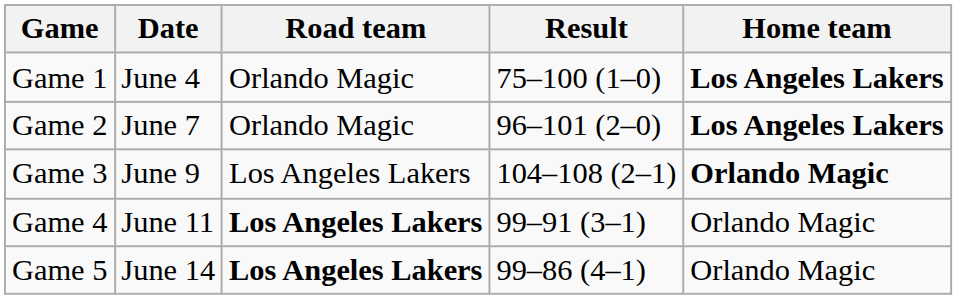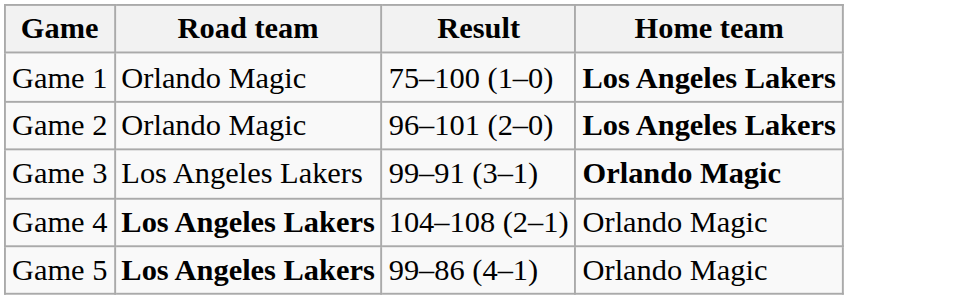- column: (168, 28)
(586, 173) 104–108 (2–1) -> (463, 173) 99–91 (3–1)
(571, 221) 99–91 (3–1) -> (479, 221) 104–108 (2–1)
